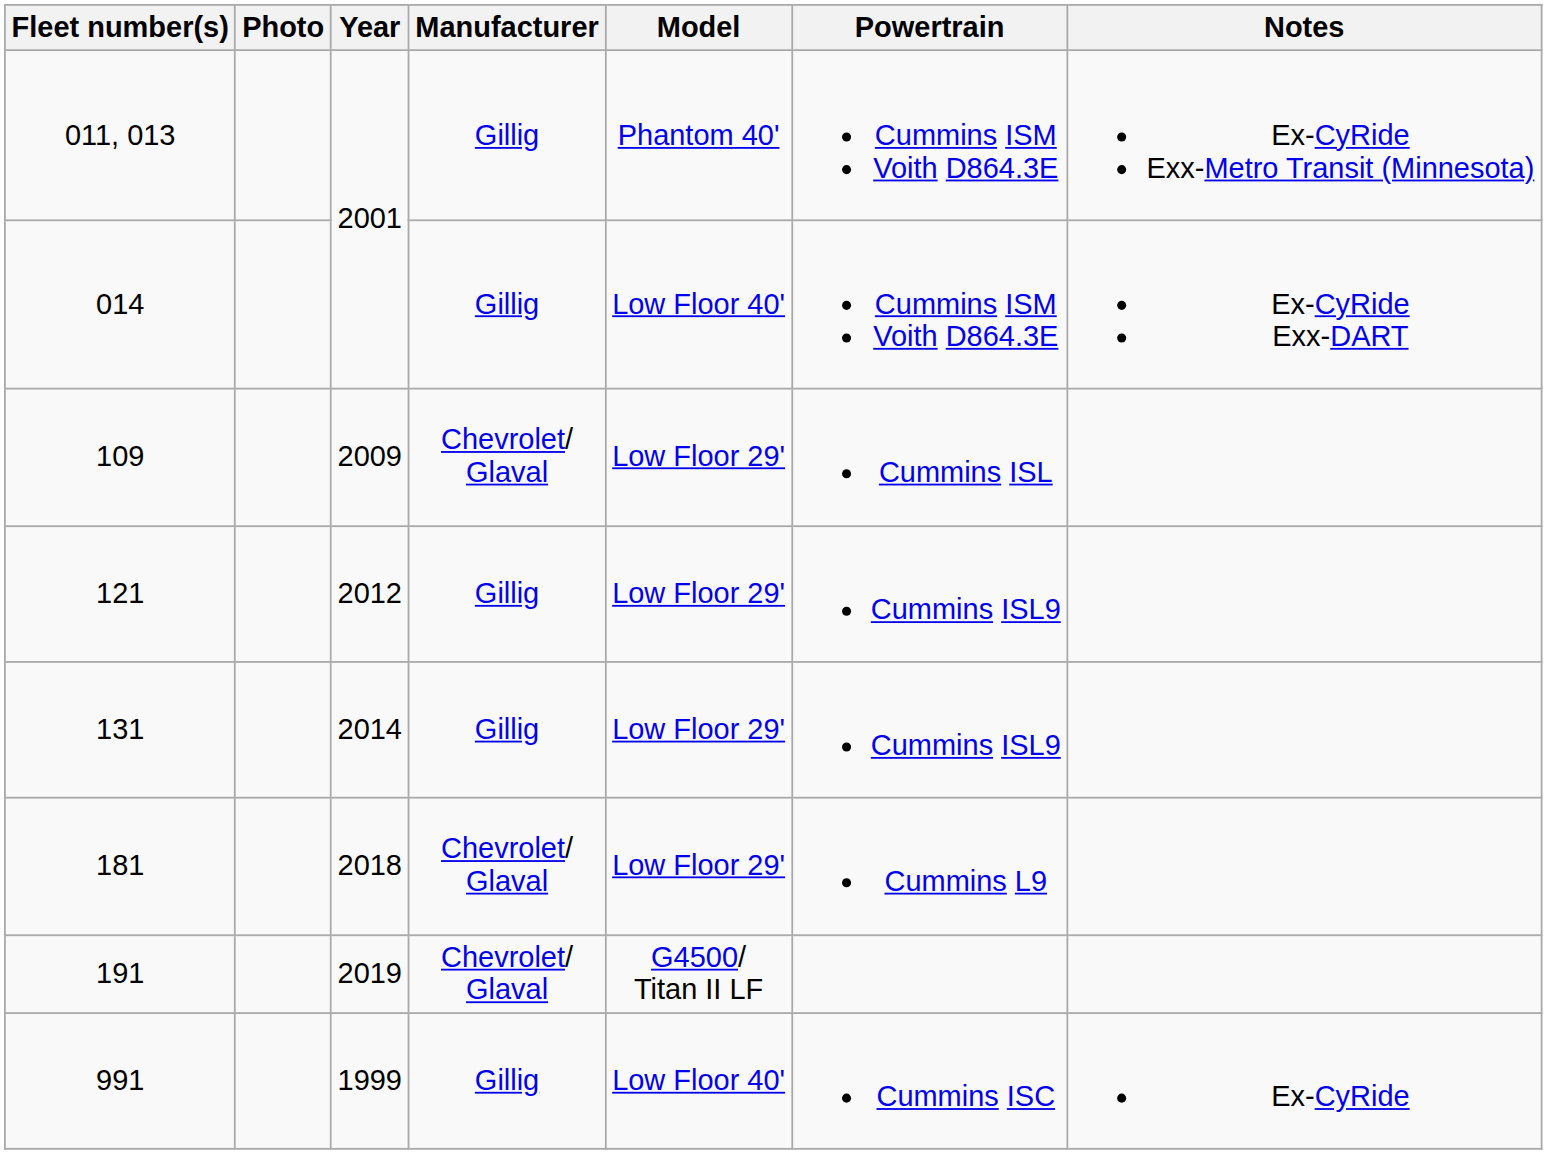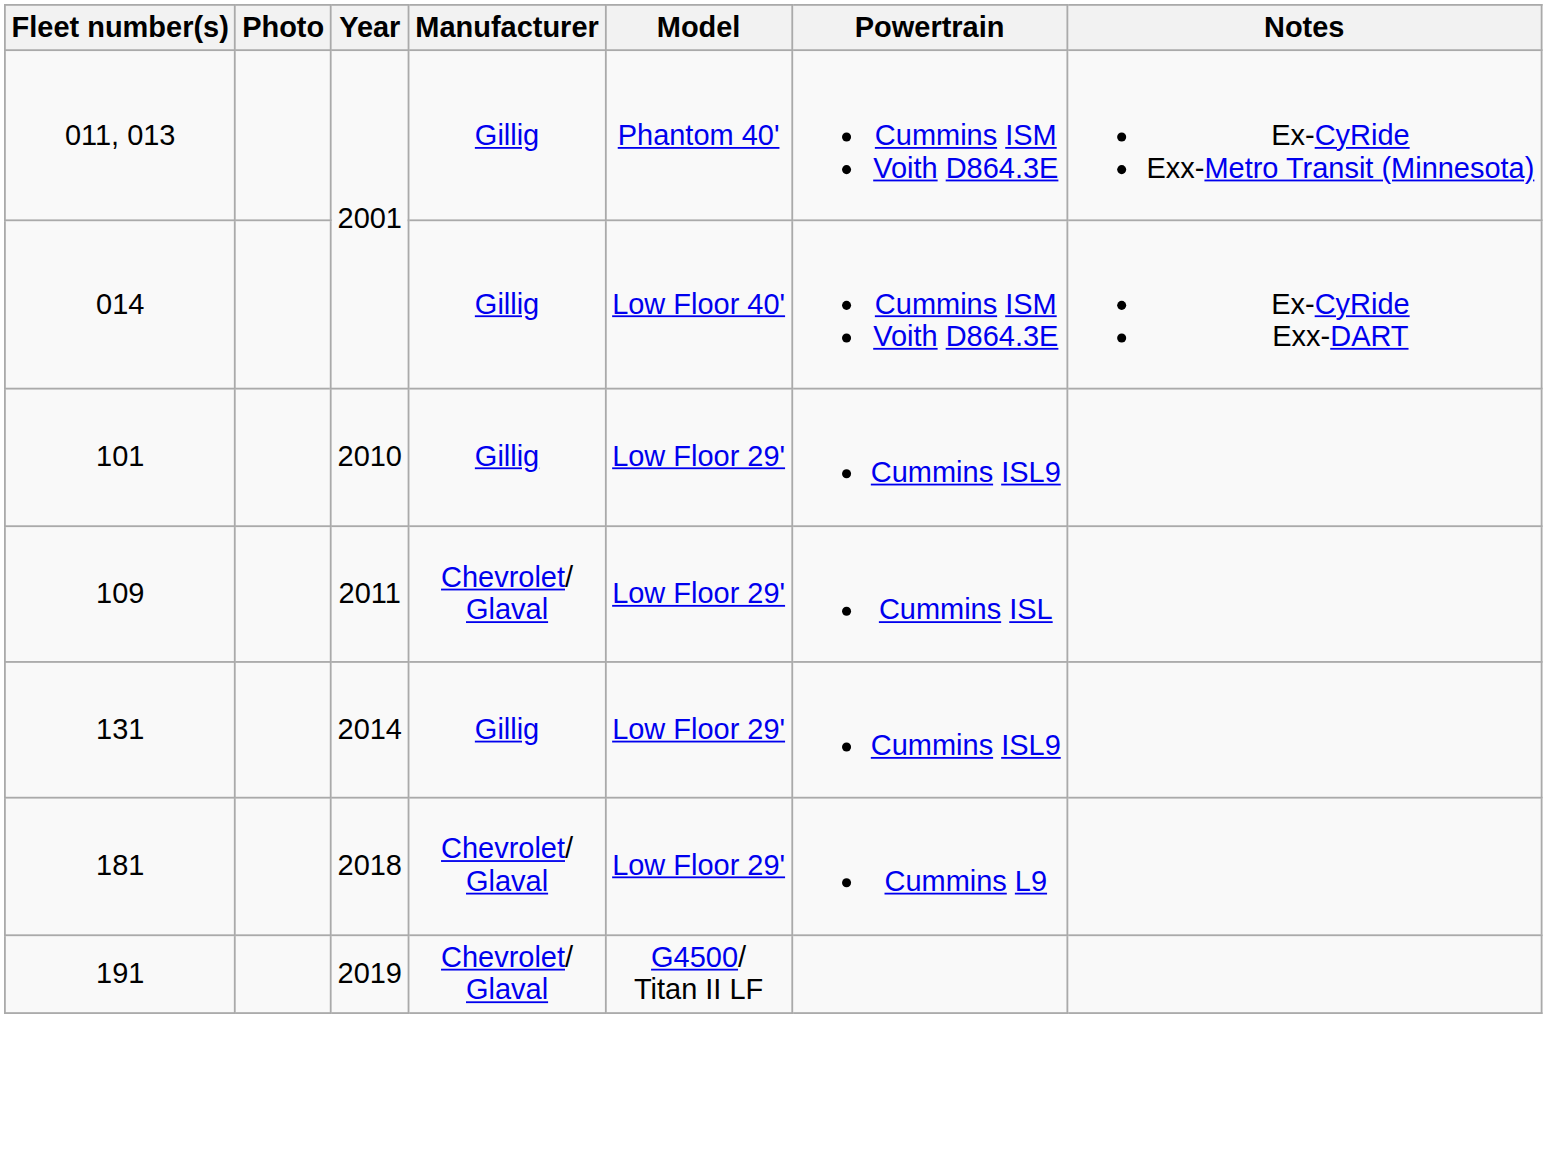+ row: (120, 456)
(370, 456) 2009 -> (370, 593) 2011
- row: (120, 593)
- row: (120, 1080)
